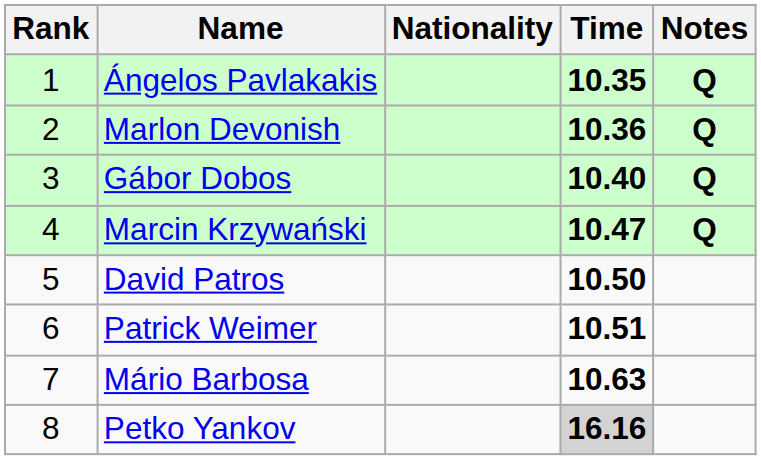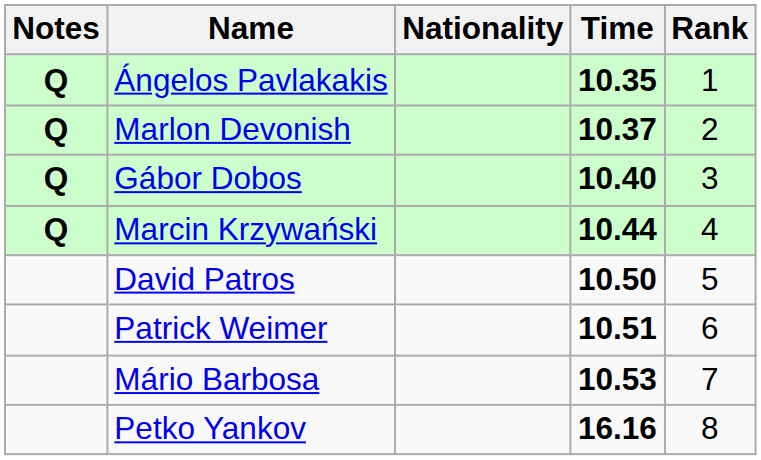columns swapped: (51, 29) <-> (705, 29)
(607, 129) 10.36 -> (617, 129) 10.37
(607, 229) 10.47 -> (617, 229) 10.44
(607, 379) 10.63 -> (617, 379) 10.53
(607, 429) lightgrey background -> (617, 429) no background
